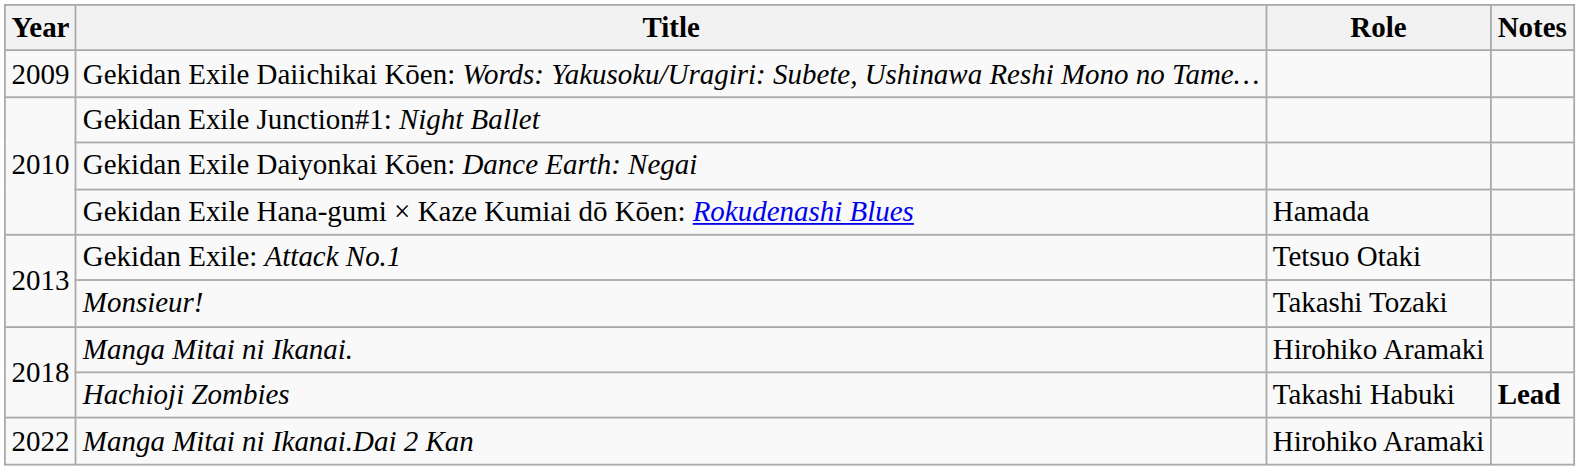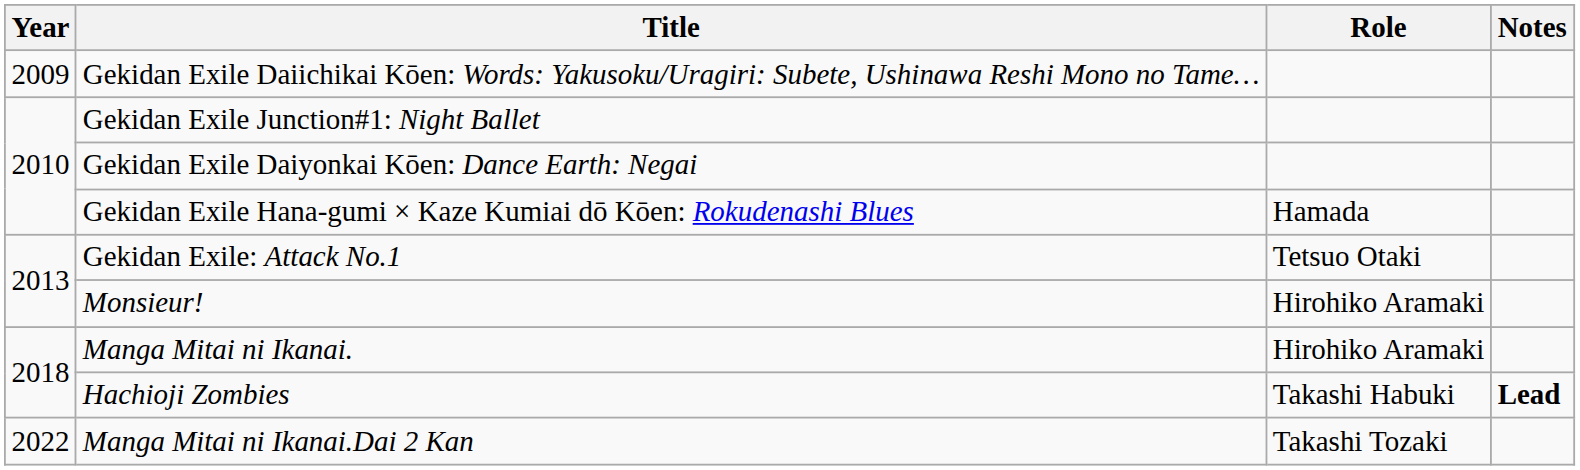(1360, 303) Takashi Tozaki -> (1379, 303) Hirohiko Aramaki
(1379, 440) Hirohiko Aramaki -> (1360, 440) Takashi Tozaki
